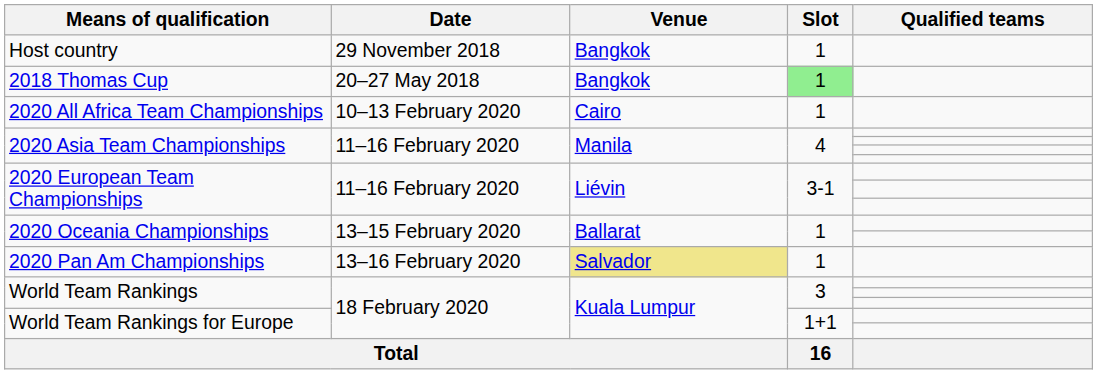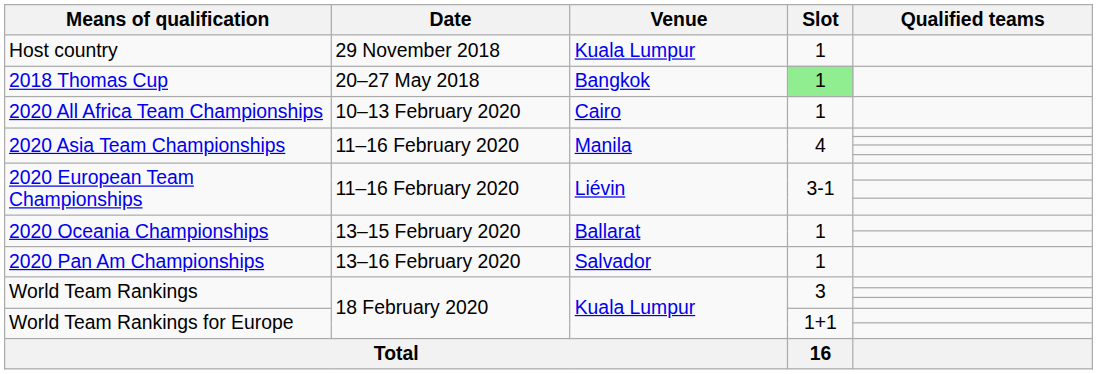(612, 50) Bangkok -> (635, 50) Kuala Lumpur
(613, 261) khaki background -> (613, 261) no background
